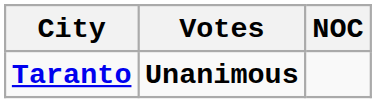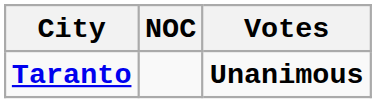columns swapped: (338, 28) <-> (222, 28)
